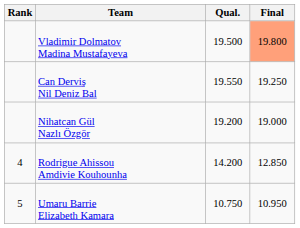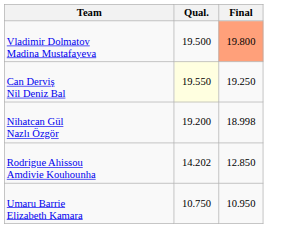- column: (20, 12)
(228, 82) no background -> (196, 82) lightyellow background
(272, 122) 19.000 -> (241, 122) 18.998
(228, 163) 14.200 -> (196, 163) 14.202
